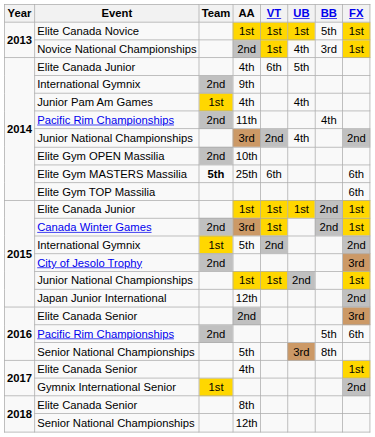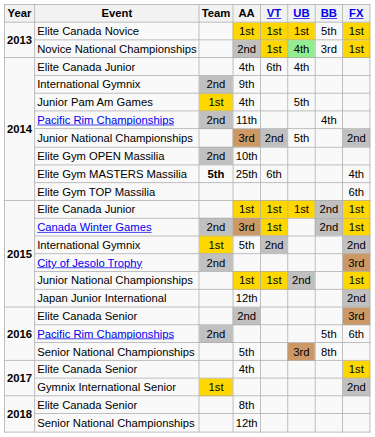(301, 49) no background -> (301, 49) lightgreen background
(301, 67) 5th -> (301, 67) 4th
(301, 102) 4th -> (301, 102) 5th
(301, 138) 4th -> (301, 138) 5th
(356, 174) 6th -> (356, 174) 4th
